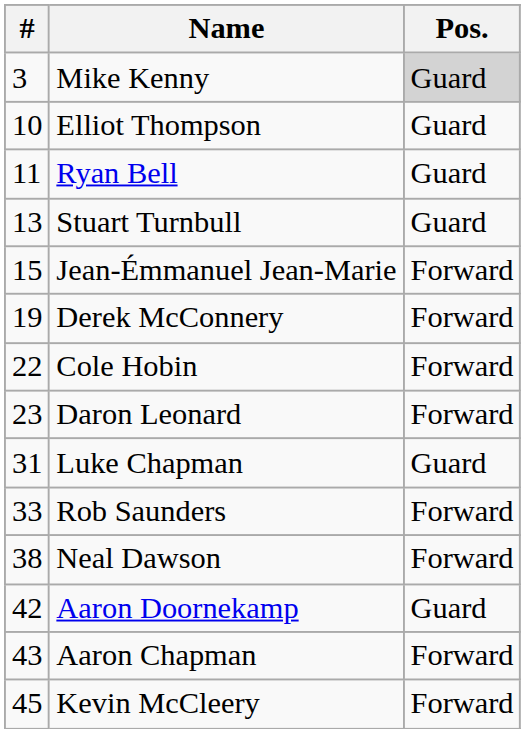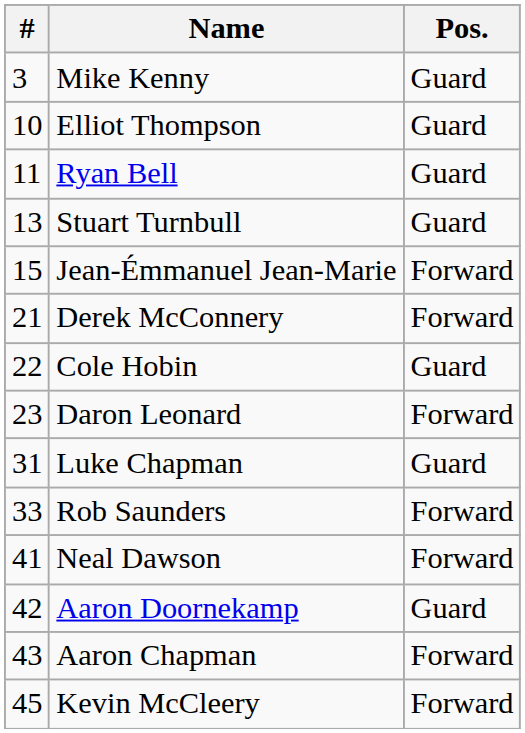(449, 76) lightgrey background -> (449, 76) no background
(27, 317) 19 -> (27, 317) 21
(462, 366) Forward -> (449, 366) Guard
(27, 558) 38 -> (27, 558) 41
